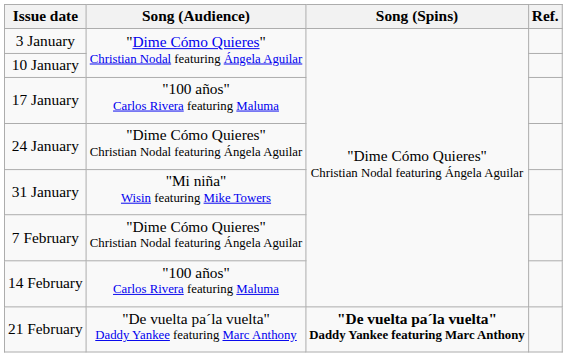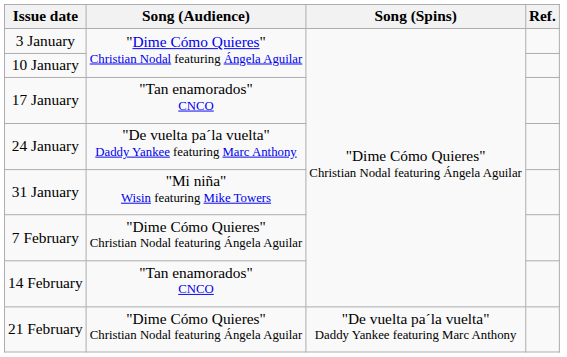(196, 97) "100 años" Carlos Rivera featuring Maluma -> (196, 97) "Tan enamorados" CNCO
(196, 143) "Dime Cómo Quieres" Christian Nodal featuring Ángela Aguilar -> (196, 143) "De vuelta pa´la vuelta" Daddy Yankee featuring Marc Anthony
(196, 280) "100 años" Carlos Rivera featuring Maluma -> (196, 280) "Tan enamorados" CNCO
(196, 326) "De vuelta pa´la vuelta" Daddy Yankee featuring Marc Anthony -> (196, 326) "Dime Cómo Quieres" Christian Nodal featuring Ángela Aguilar
(417, 329) bold -> (416, 326) normal
